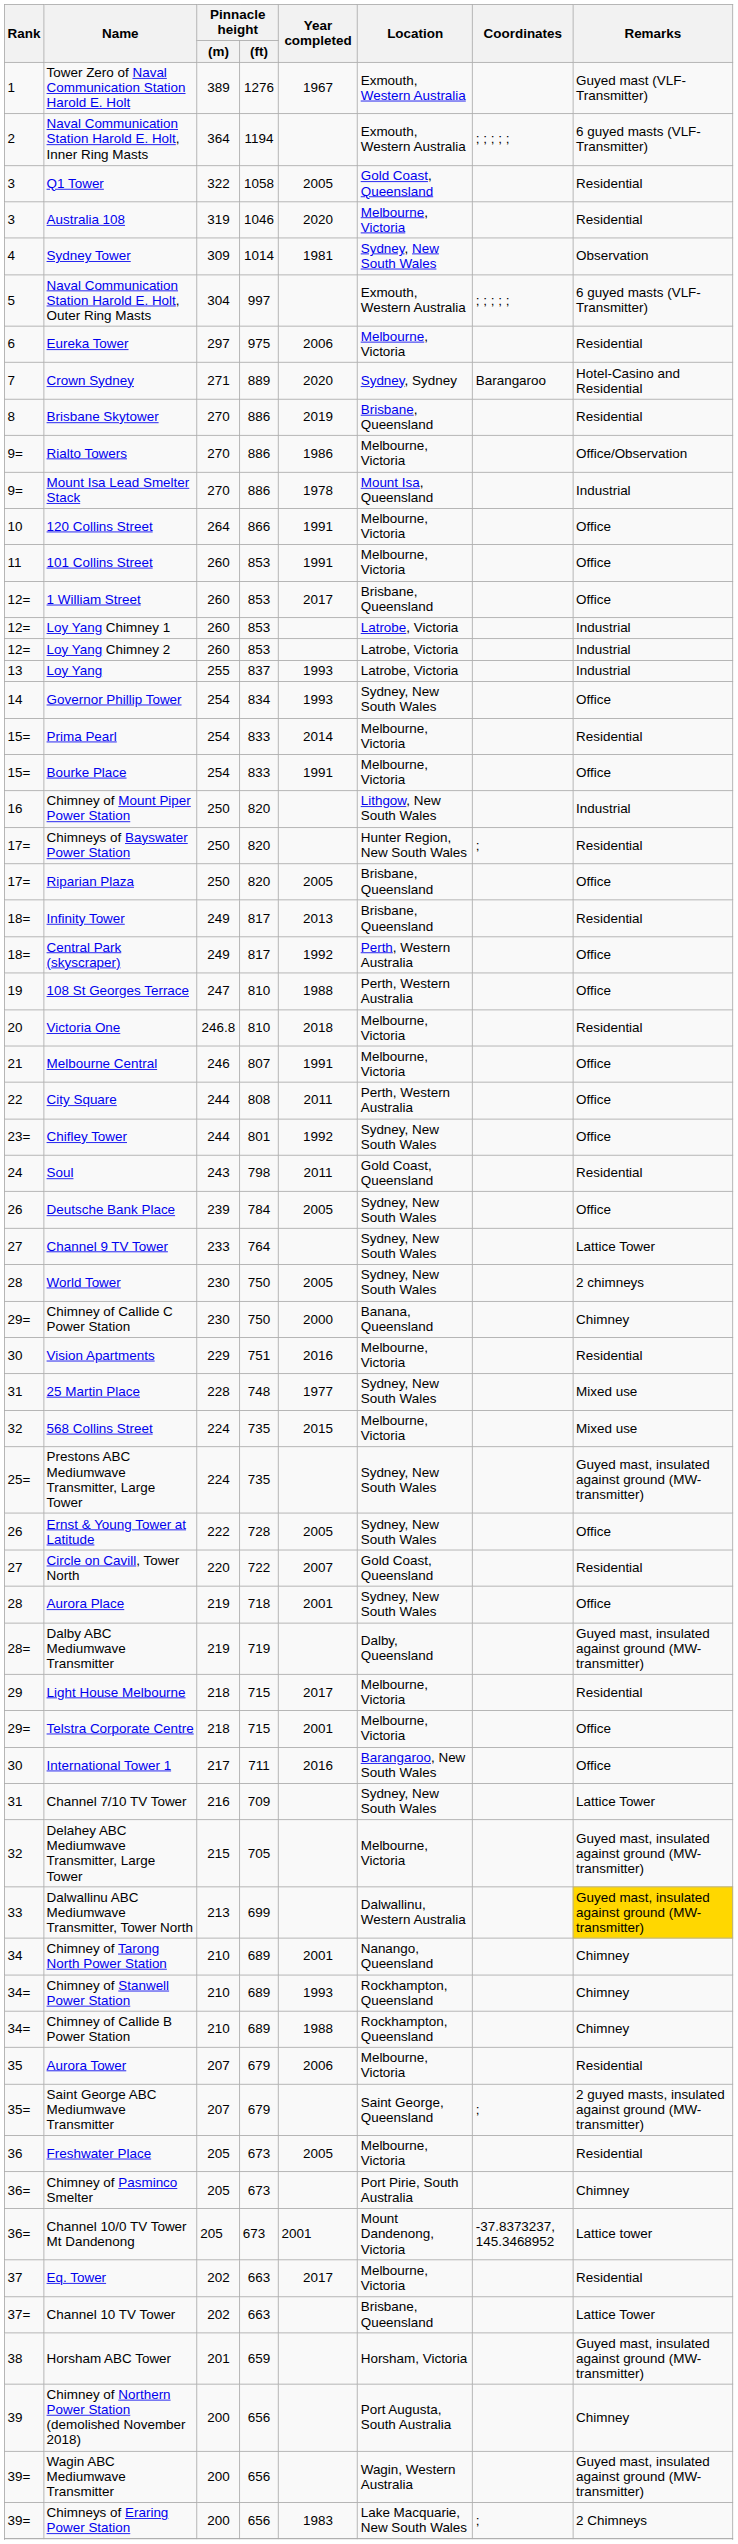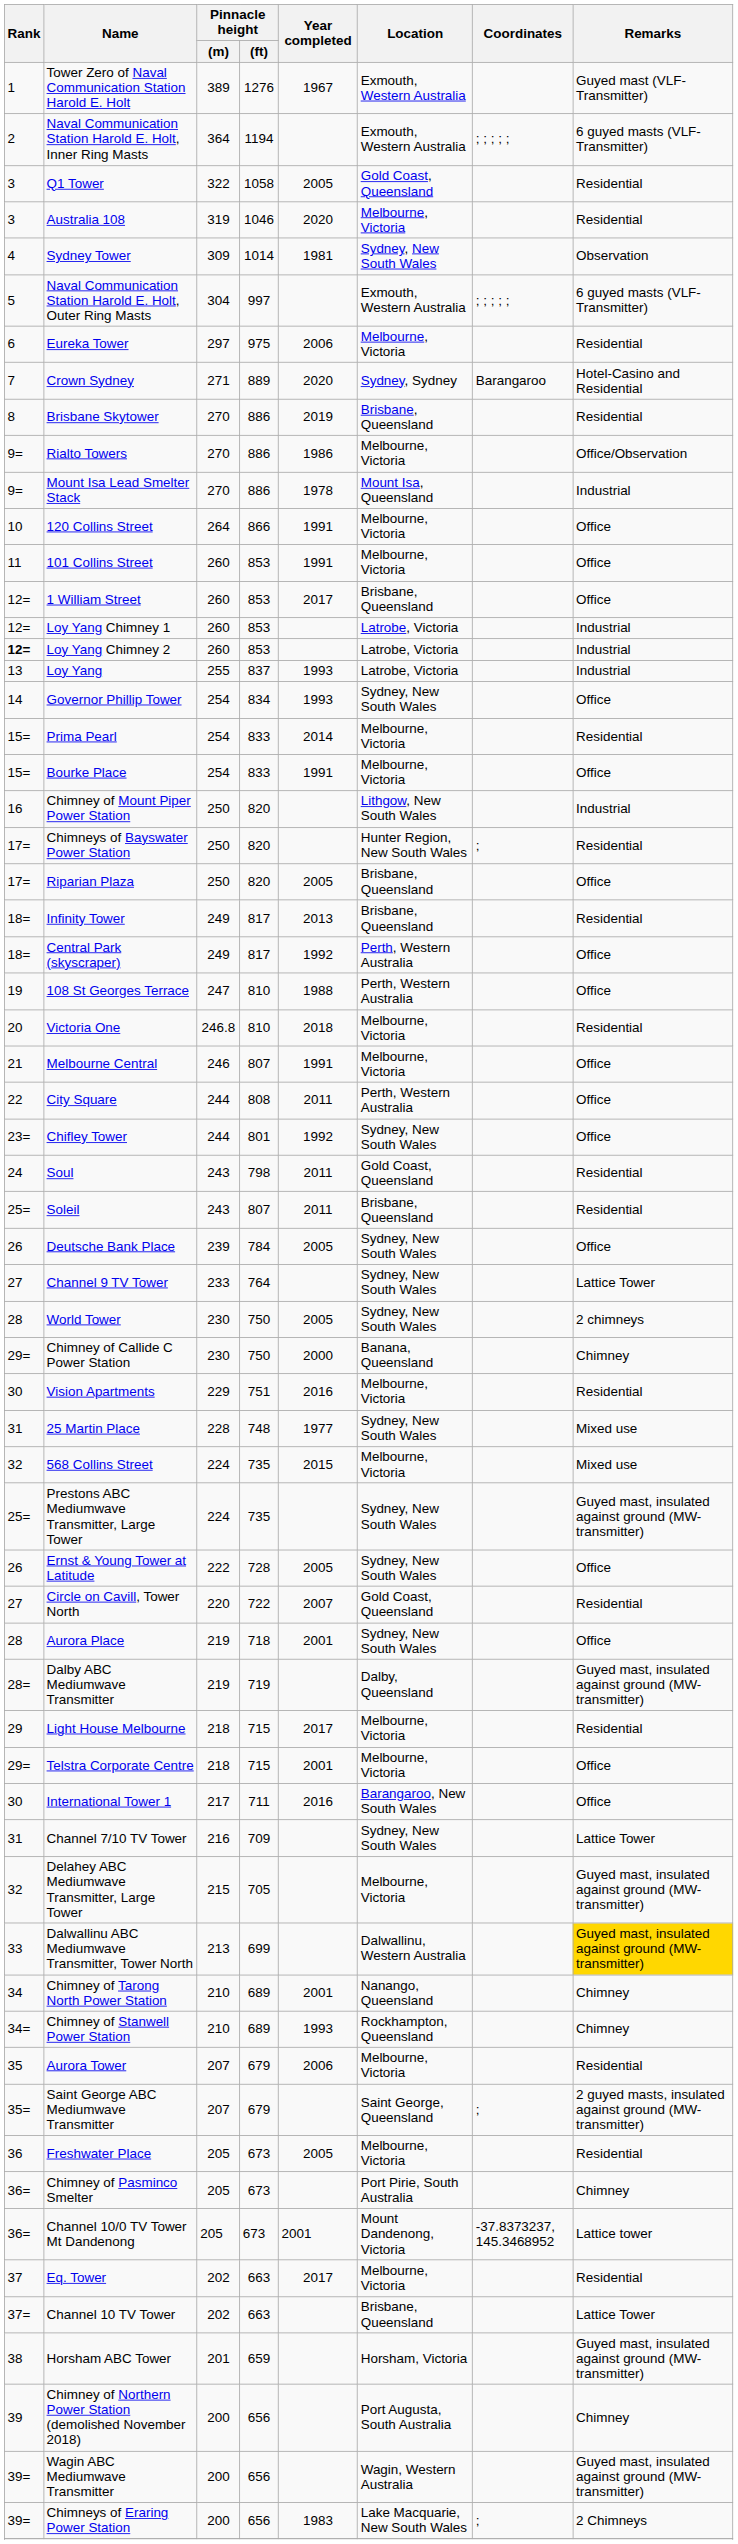(19, 649) normal -> (19, 649) bold
+ row: (63, 1209)
- row: (109, 2029)
